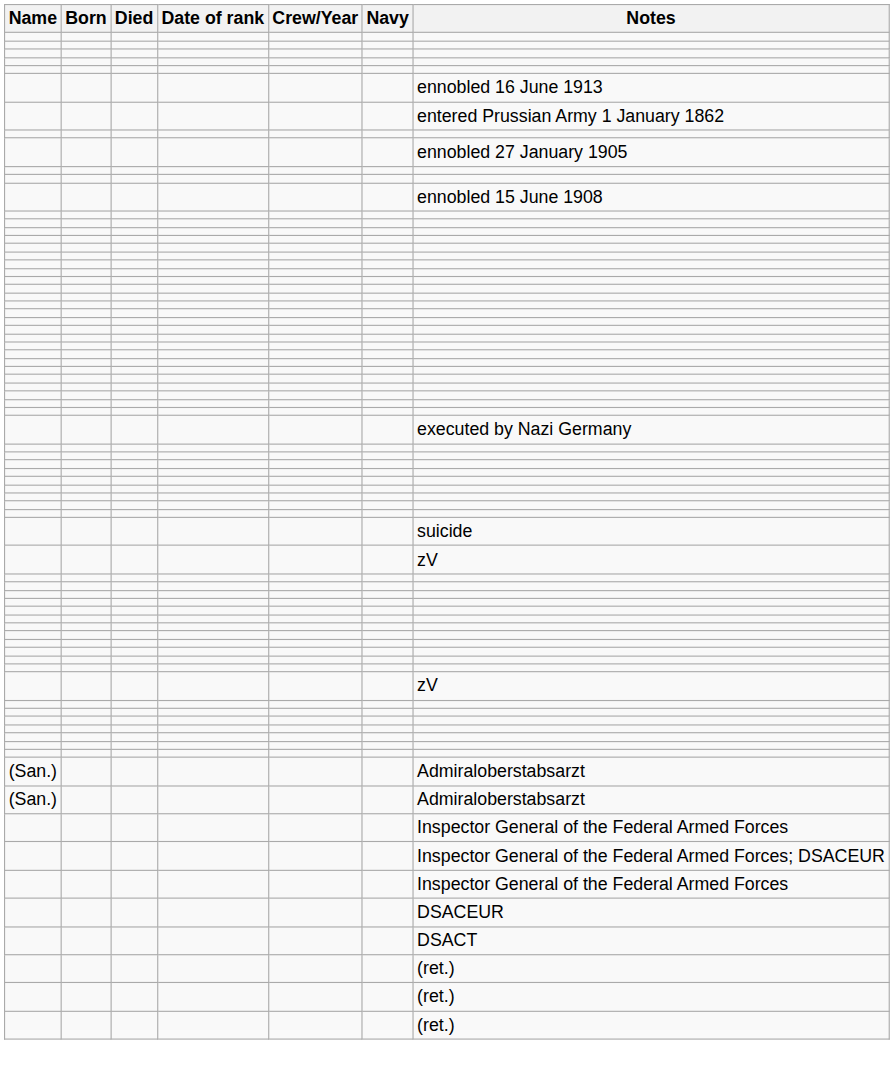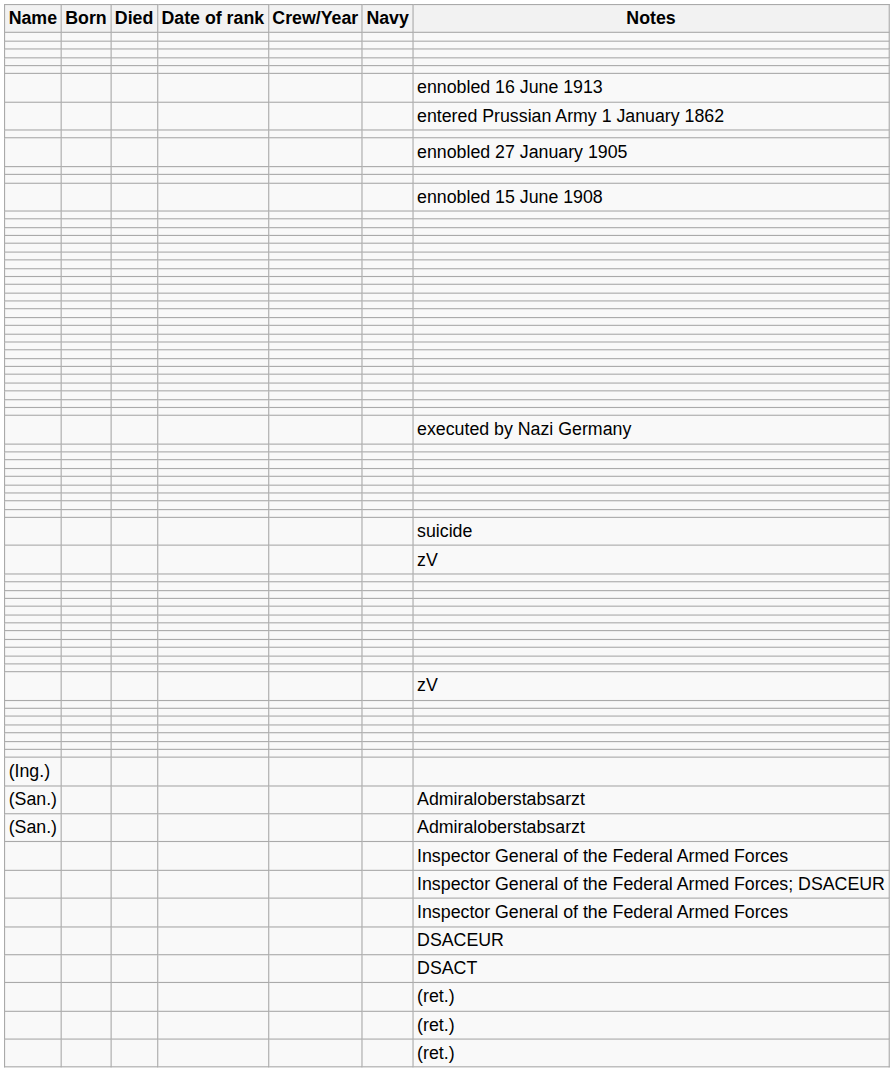+ row: (29, 771)
